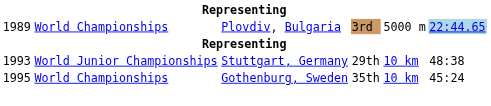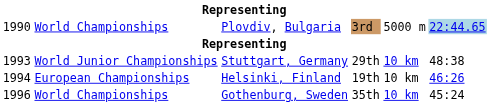(17, 27) 1989 -> (17, 27) 1990
+ row: (281, 78)
(17, 78) 1995 -> (17, 95) 1996
